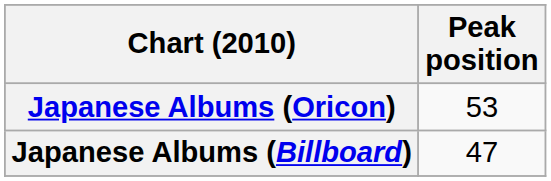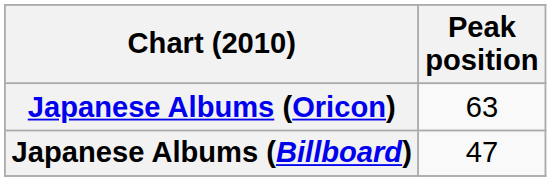(482, 106) 53 -> (482, 106) 63
